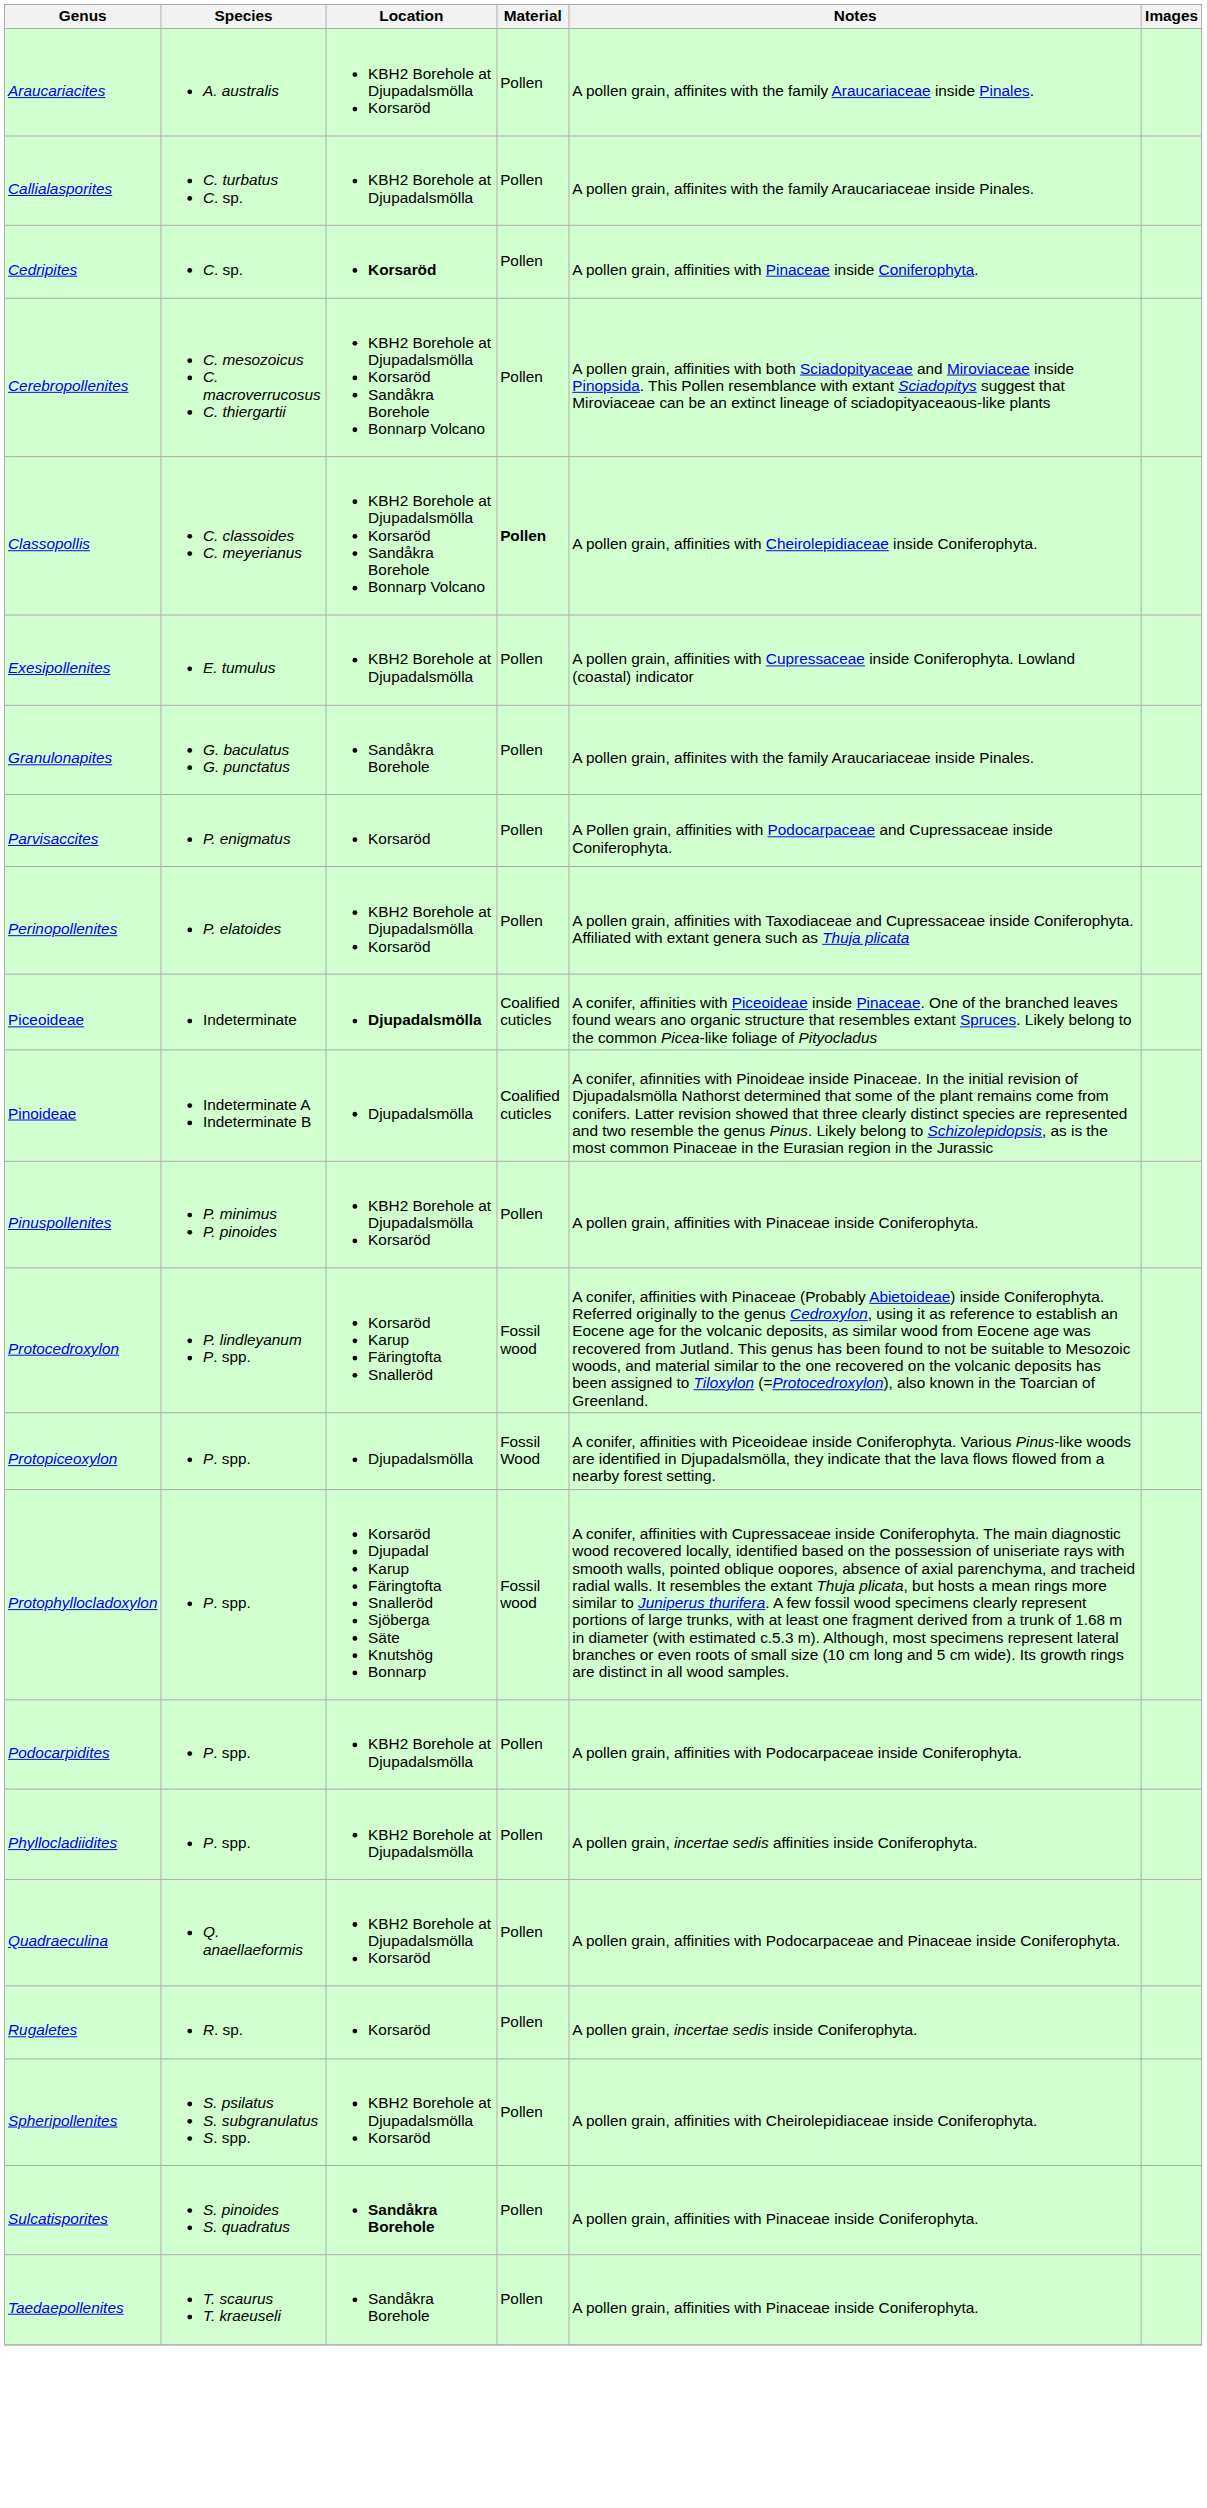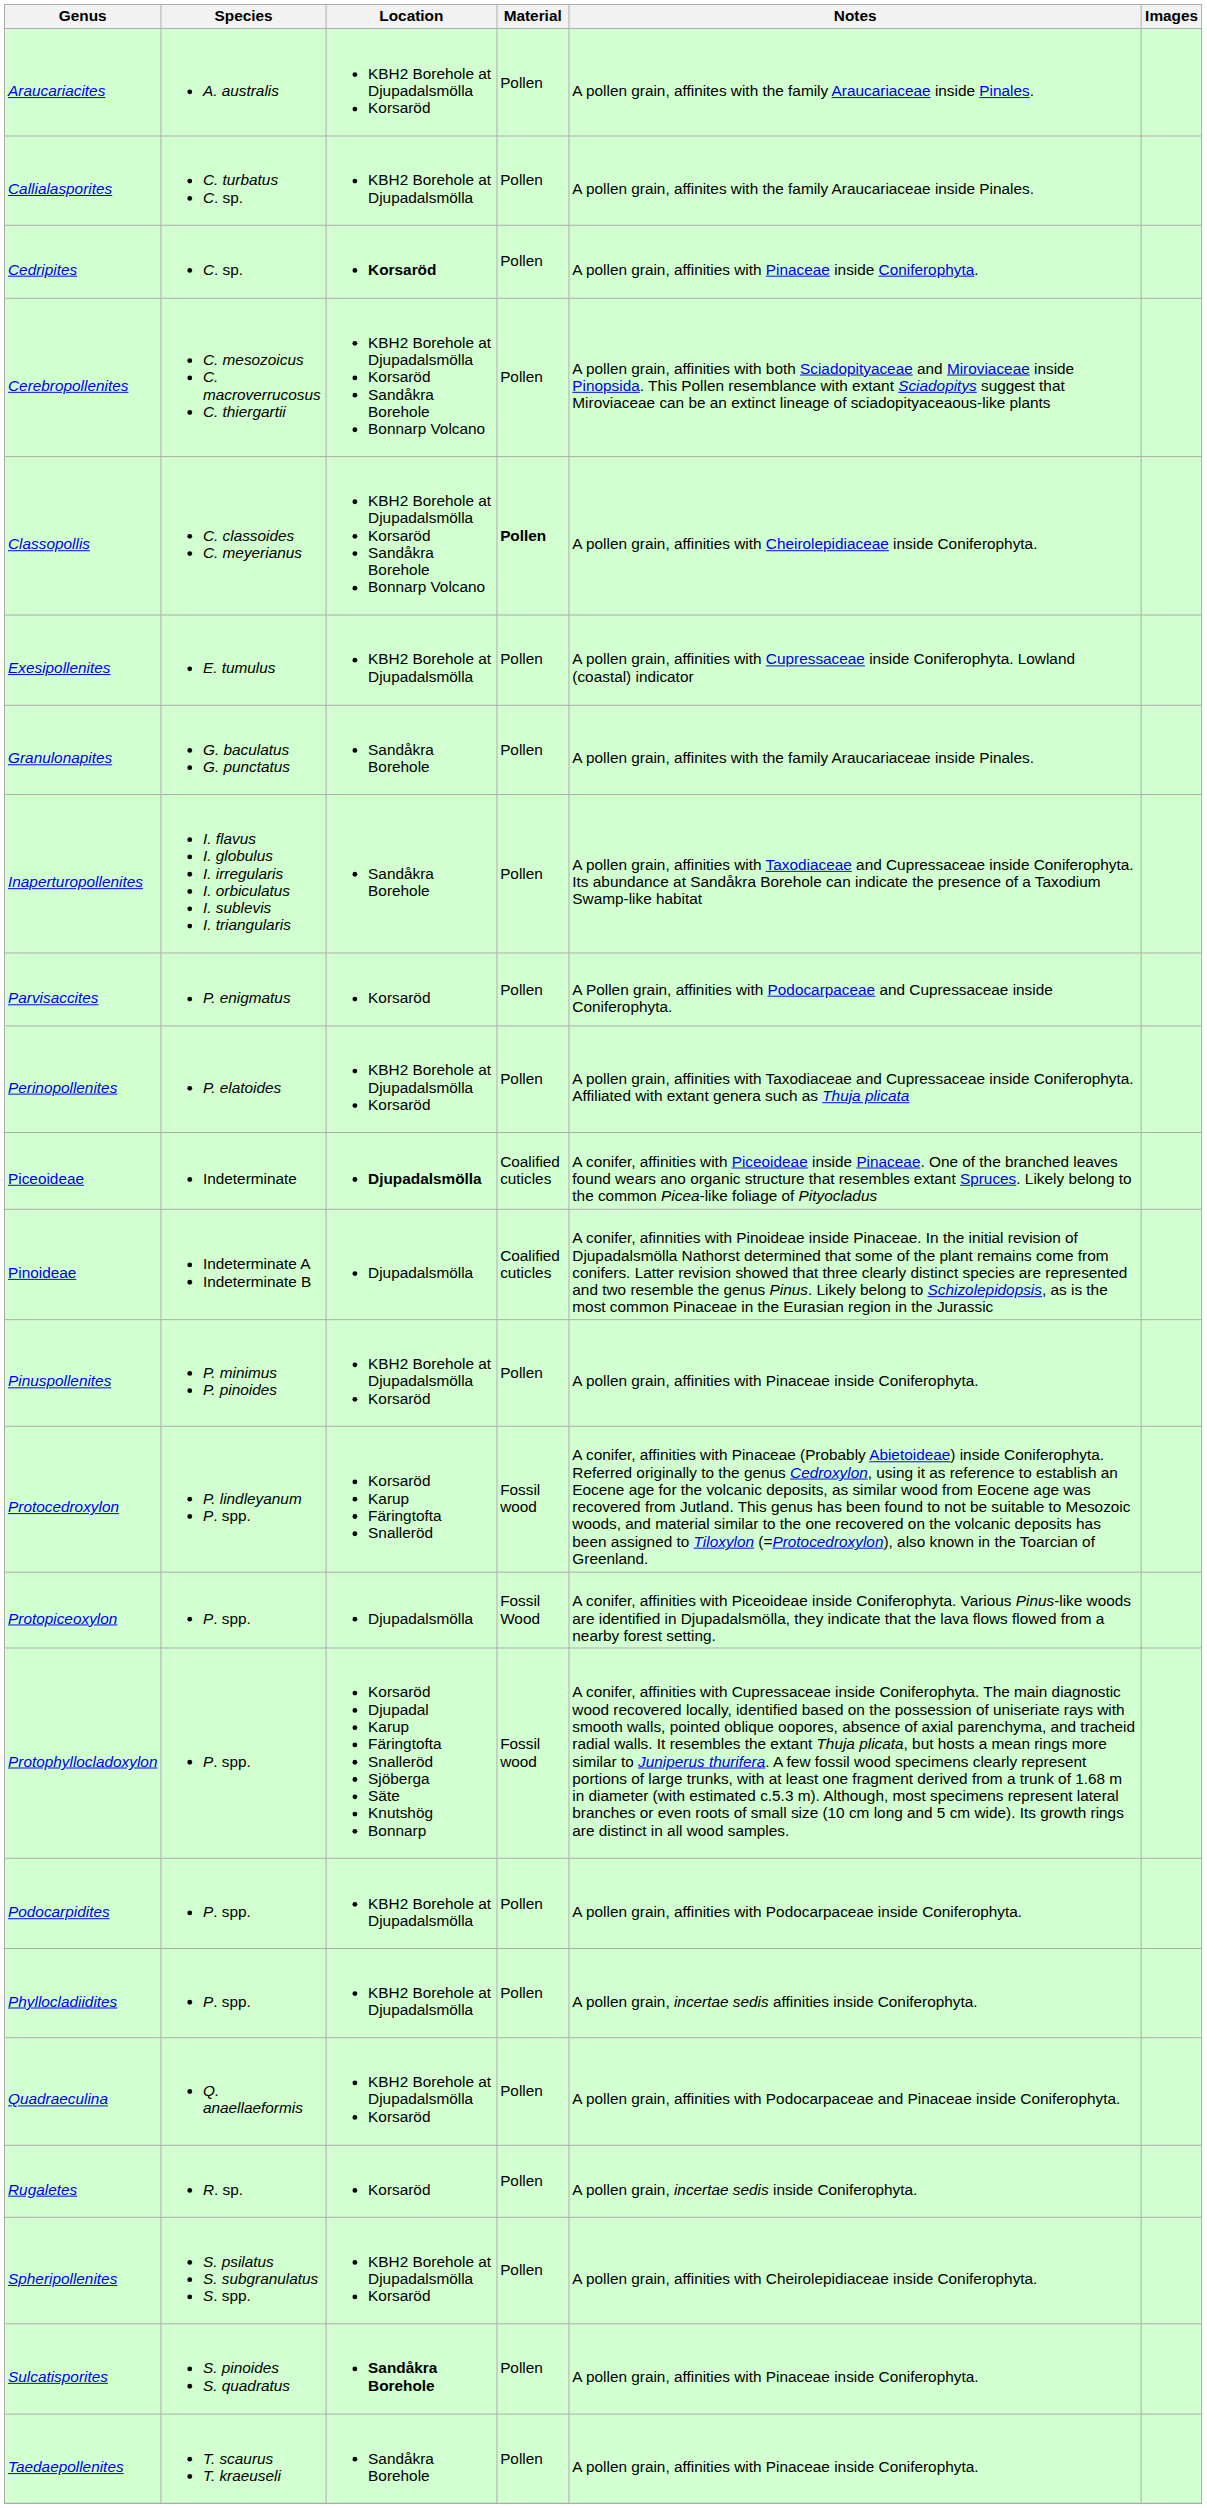+ row: (75, 882)
